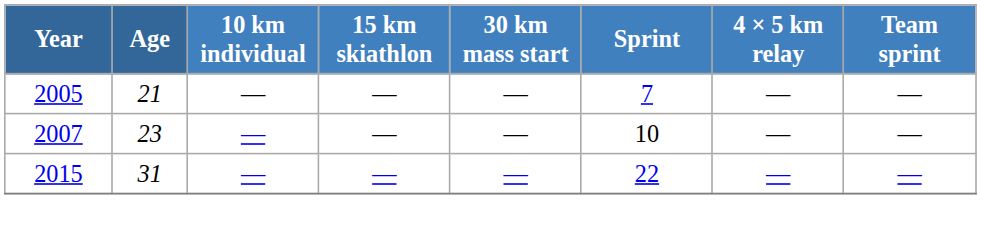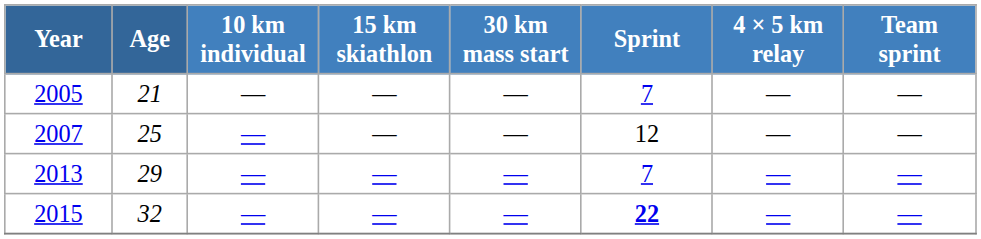(150, 133) 23 -> (150, 133) 25
(647, 133) 10 -> (647, 133) 12
+ row: (58, 173)
(150, 173) 31 -> (150, 213) 32
(647, 173) normal -> (647, 213) bold
